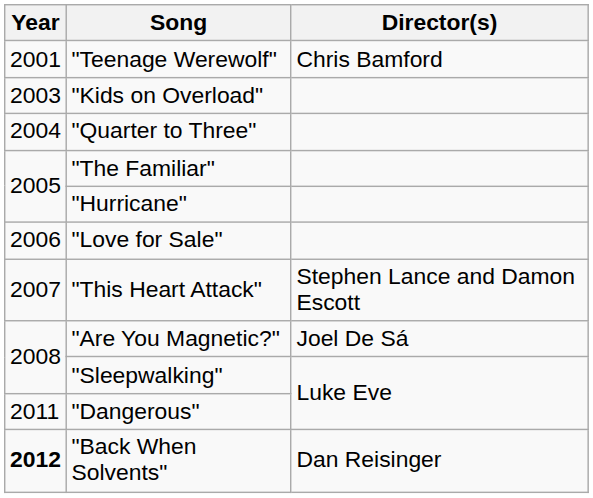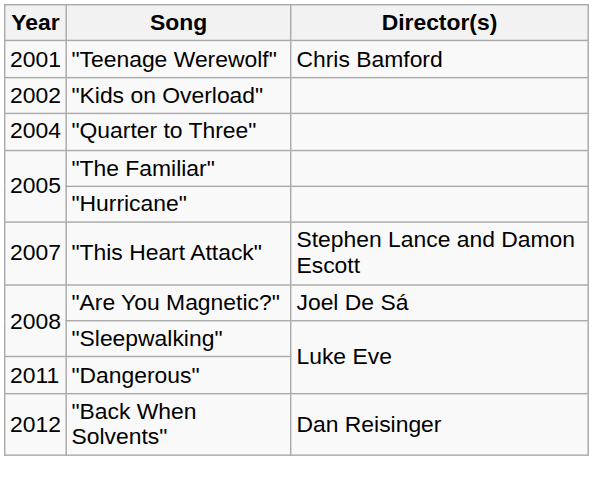(35, 95) 2003 -> (35, 95) 2002
- row: (147, 240)
(35, 460) bold -> (35, 424) normal
